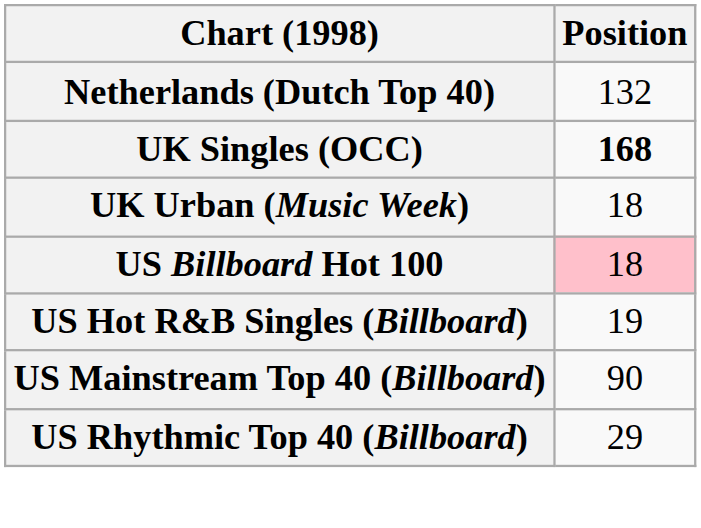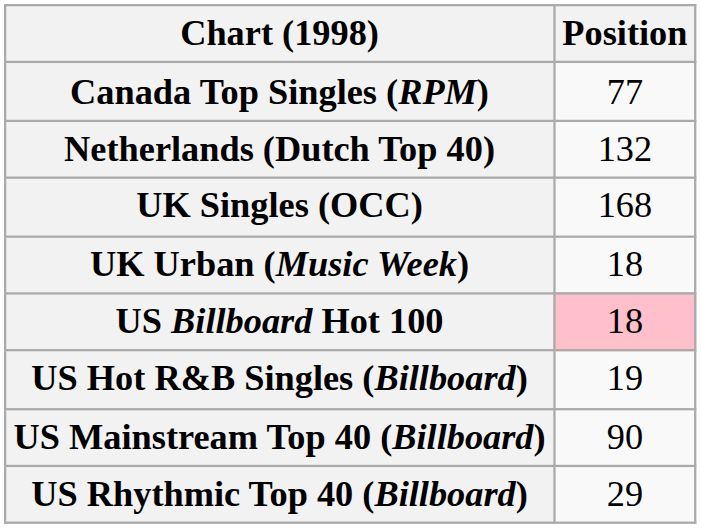+ row: (280, 90)
(625, 148) bold -> (625, 206) normal
